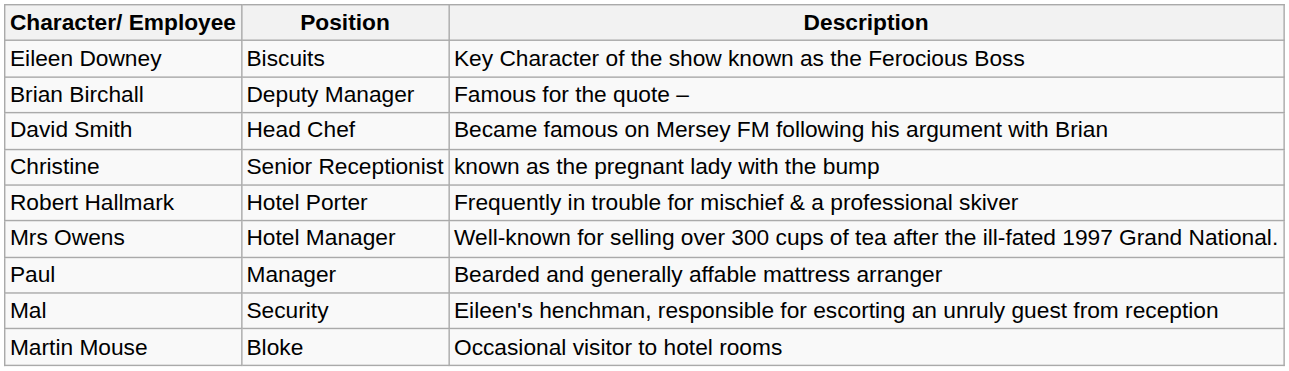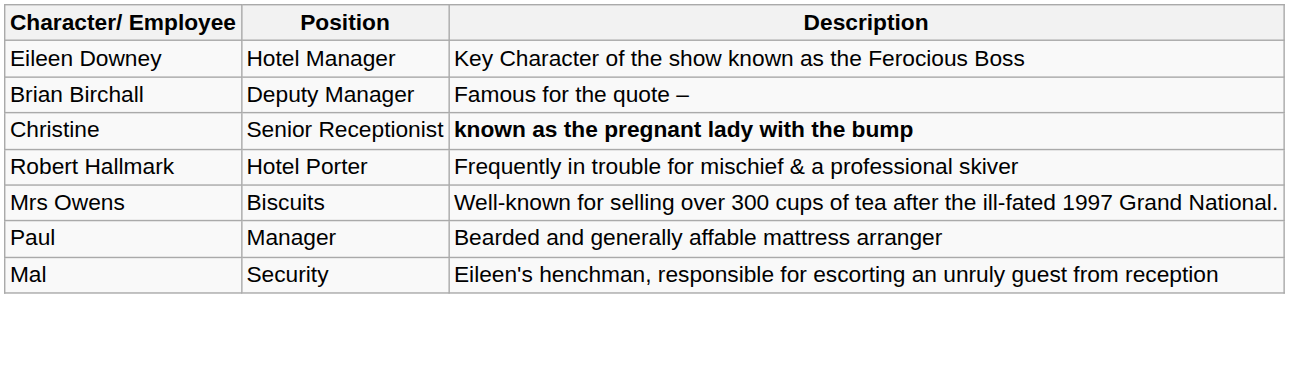(286, 58) Biscuits -> (321, 58) Hotel Manager
- row: (71, 130)
(667, 166) normal -> (684, 130) bold
(321, 238) Hotel Manager -> (286, 202) Biscuits
- row: (79, 346)
